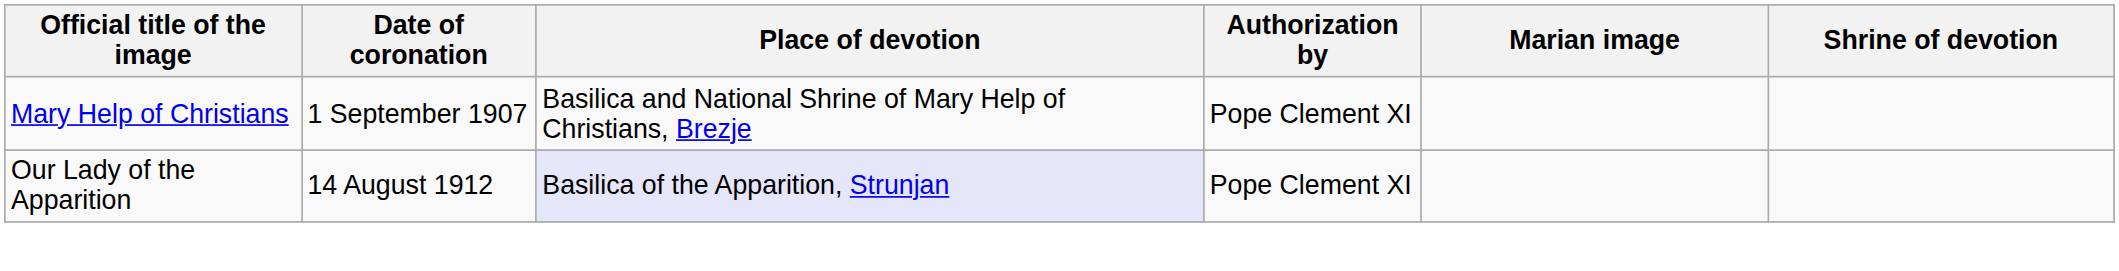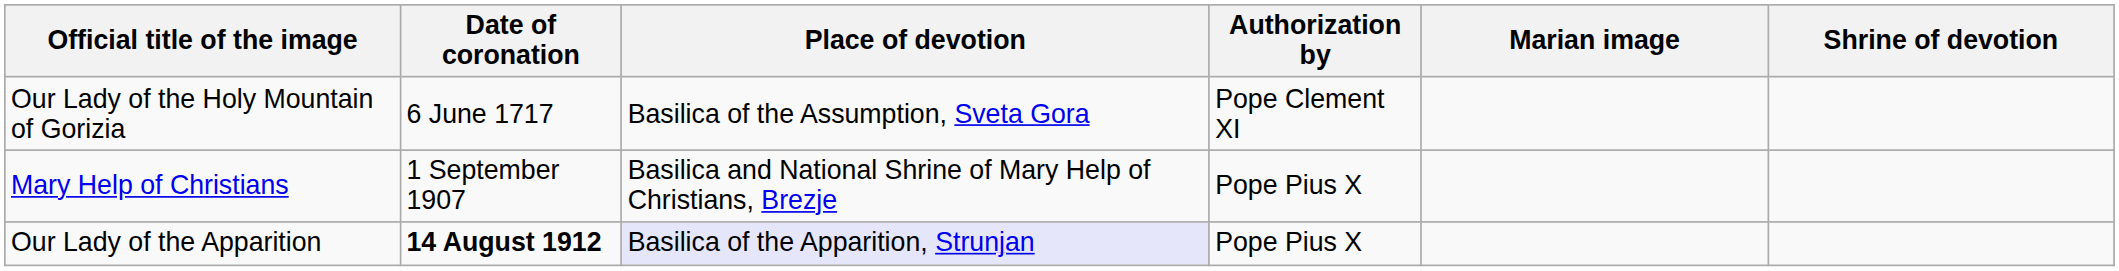+ row: (192, 113)
(1311, 113) Pope Clement XI -> (1289, 185) Pope Pius X
(400, 185) normal -> (504, 242) bold
(1311, 185) Pope Clement XI -> (1289, 242) Pope Pius X
